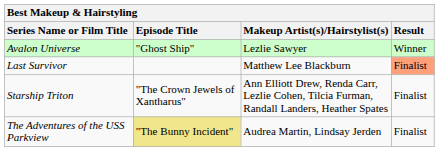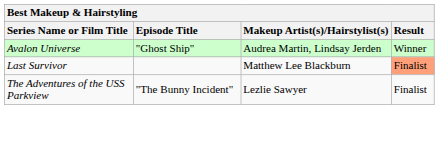(275, 48) Lezlie Sawyer -> (312, 48) Audrea Martin, Lindsay Jerden
- row: (40, 95)
(184, 131) khaki background -> (184, 89) no background
(312, 131) Audrea Martin, Lindsay Jerden -> (275, 89) Lezlie Sawyer
